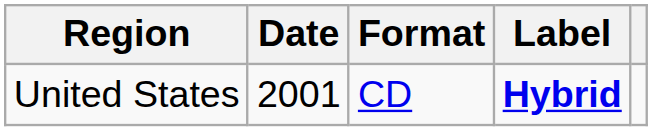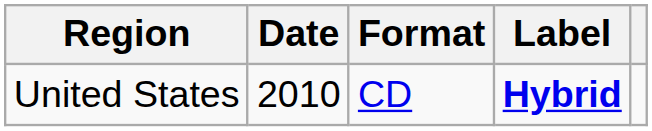(299, 93) 2001 -> (299, 93) 2010
